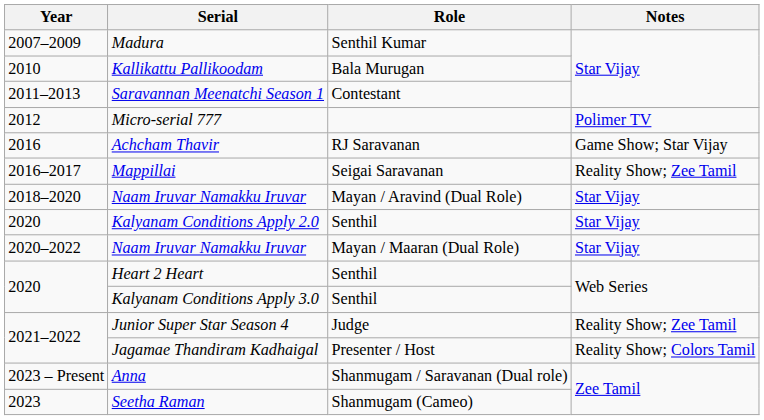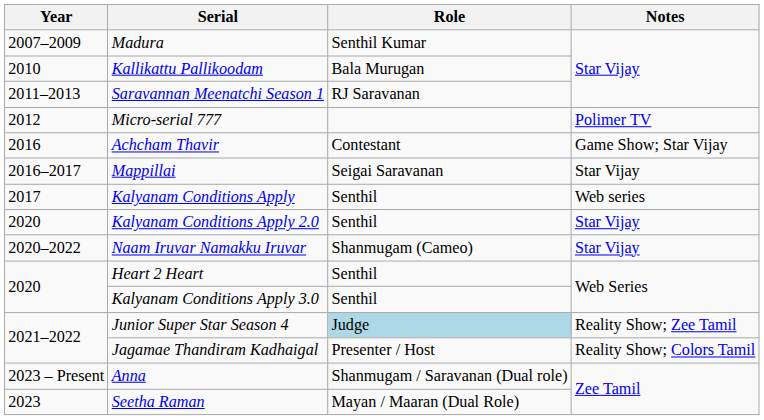(366, 94) Contestant -> (376, 94) RJ Saravanan
(376, 145) RJ Saravanan -> (366, 145) Contestant
(656, 171) Reality Show; Zee Tamil -> (607, 171) Star Vijay
+ row: (24, 196)
- row: (45, 196)
(425, 247) Mayan / Maaran (Dual Role) -> (402, 247) Shanmugam (Cameo)
(350, 324) no background -> (350, 324) lightblue background
(402, 401) Shanmugam (Cameo) -> (425, 401) Mayan / Maaran (Dual Role)
